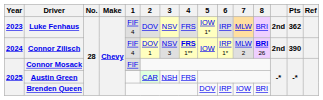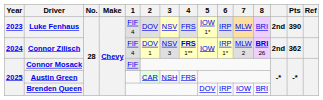(295, 27) 362 -> (295, 27) 390
(295, 48) 390 -> (295, 48) 362
